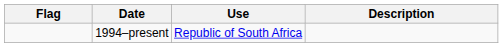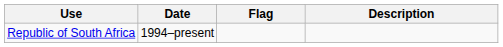columns swapped: (48, 14) <-> (238, 14)
